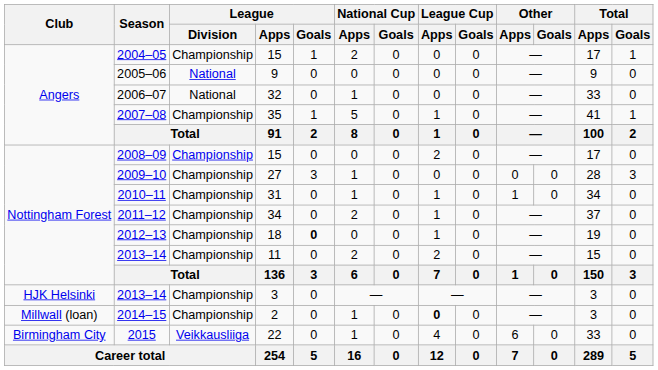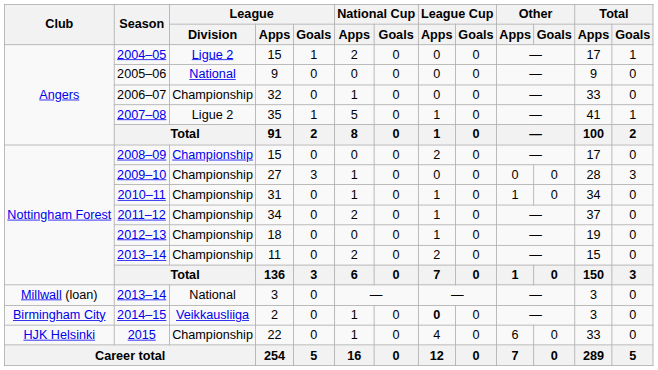(213, 54) Championship -> (213, 54) Ligue 2
(213, 94) National -> (213, 94) Championship
(213, 114) Championship -> (213, 114) Ligue 2
(314, 235) bold -> (314, 235) normal
(59, 295) HJK Helsinki -> (59, 295) Millwall (loan)
(213, 295) Championship -> (213, 295) National
(59, 315) Millwall (loan) -> (59, 315) Birmingham City
(213, 315) Championship -> (213, 315) Veikkausliiga
(59, 335) Birmingham City -> (59, 335) HJK Helsinki
(213, 335) Veikkausliiga -> (213, 335) Championship
